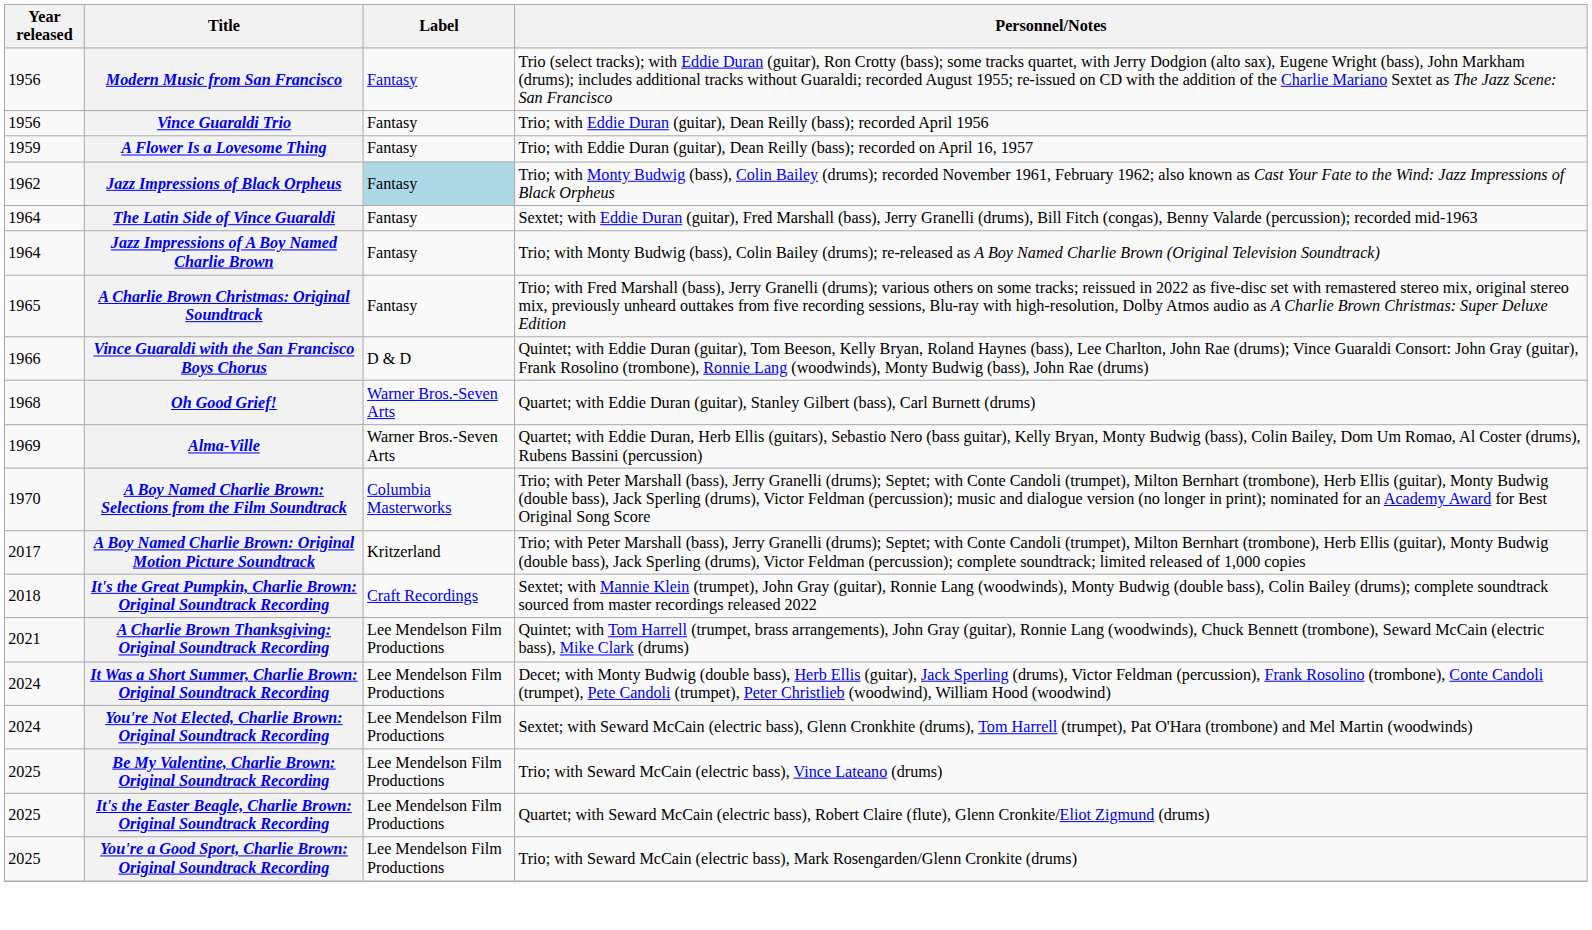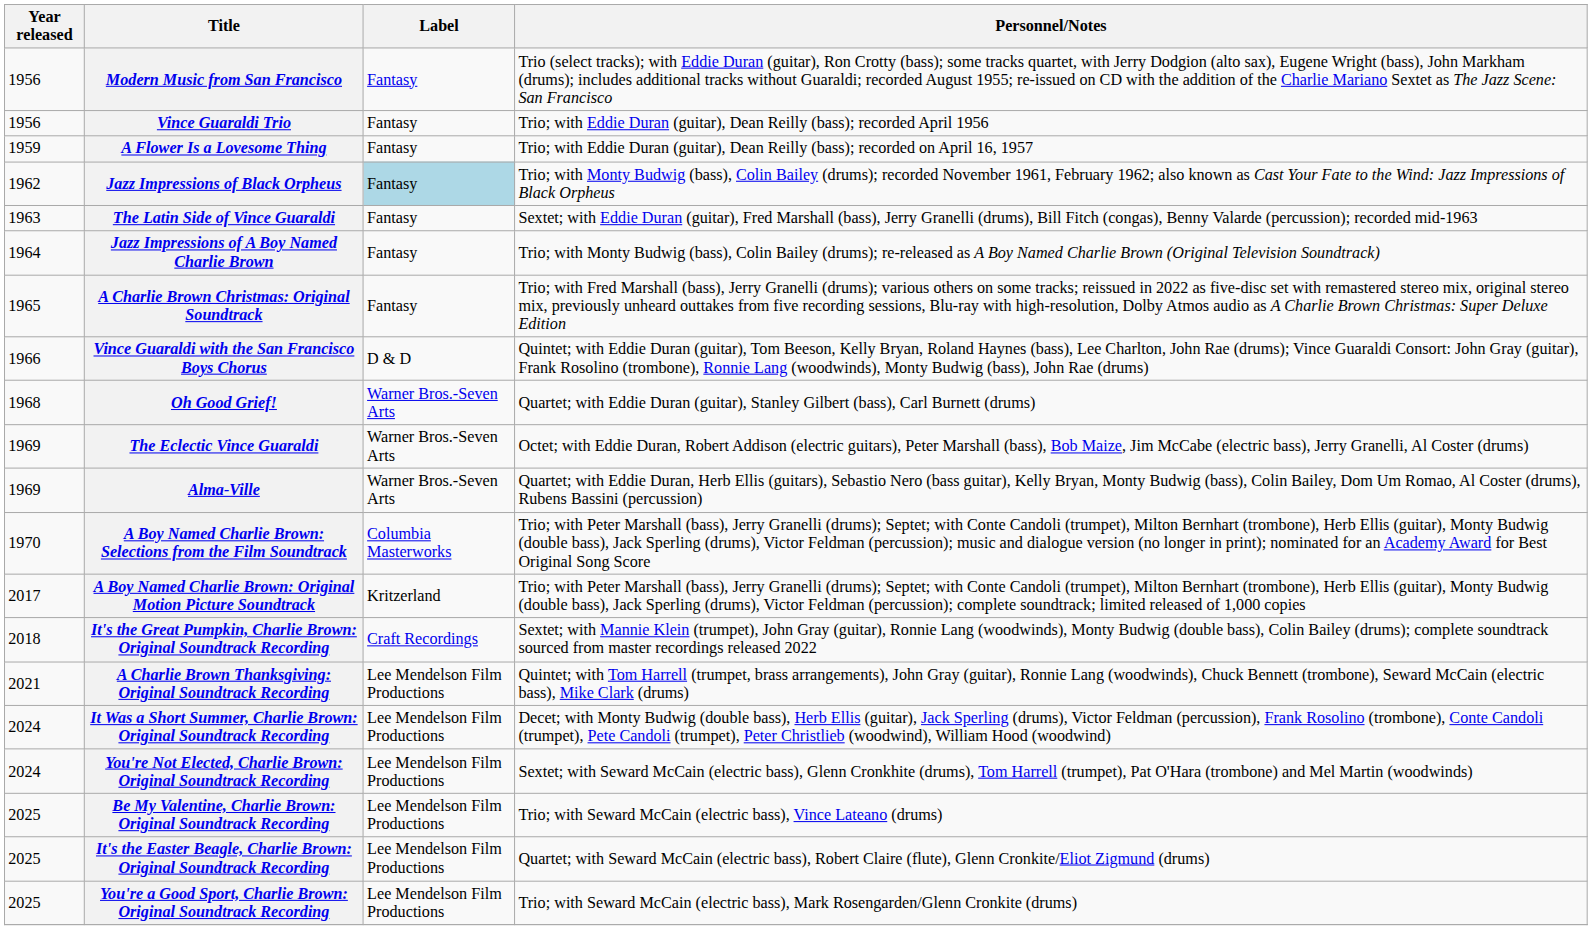(24, 218) 1964 -> (24, 218) 1963
+ row: (224, 446)
